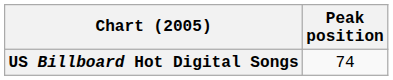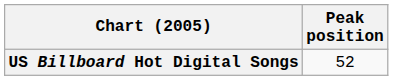(345, 63) 74 -> (345, 63) 52
